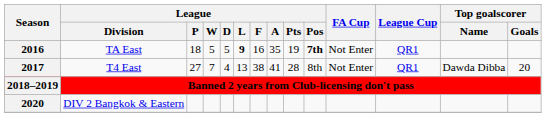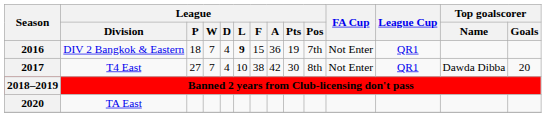(124, 49) TA East -> (124, 49) DIV 2 Bangkok & Eastern
(212, 49) 5 -> (212, 49) 7
(227, 49) 5 -> (227, 49) 4
(258, 49) 16 -> (258, 49) 15
(275, 49) 35 -> (275, 49) 36
(315, 49) bold -> (315, 49) normal
(242, 67) 13 -> (242, 67) 10
(275, 67) 41 -> (275, 67) 42
(294, 67) 28 -> (294, 67) 30
(124, 103) DIV 2 Bangkok & Eastern -> (124, 103) TA East
